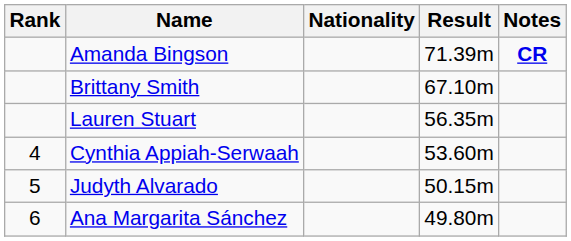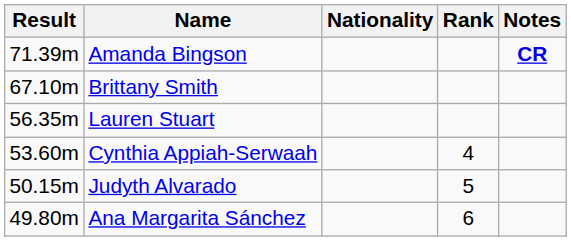columns swapped: (35, 20) <-> (459, 20)
